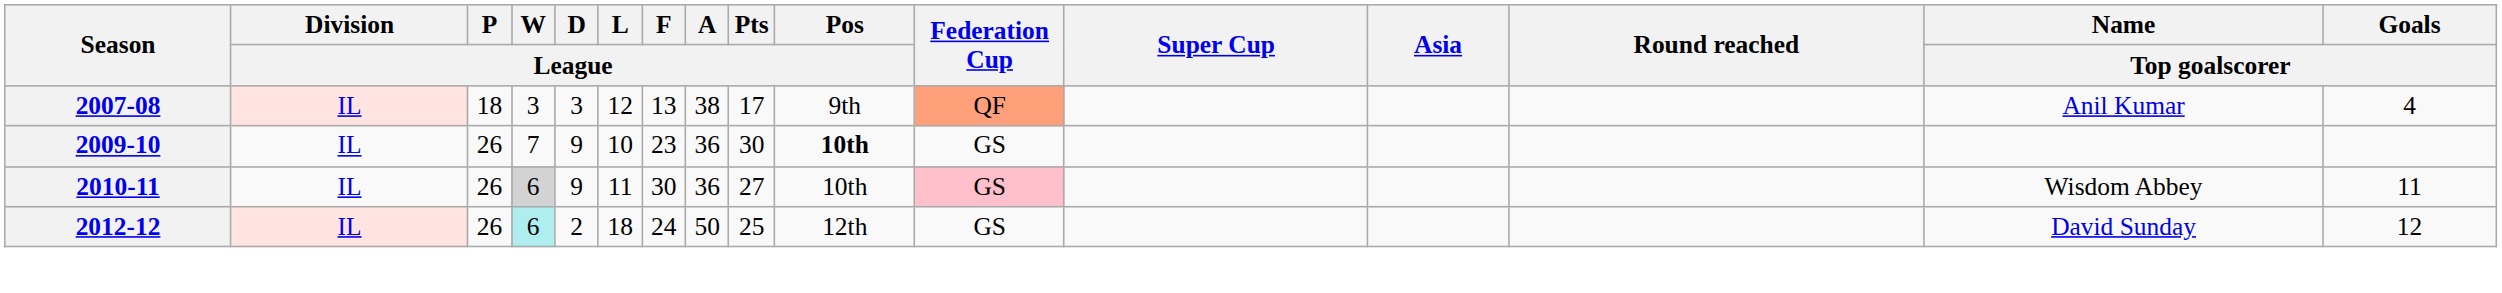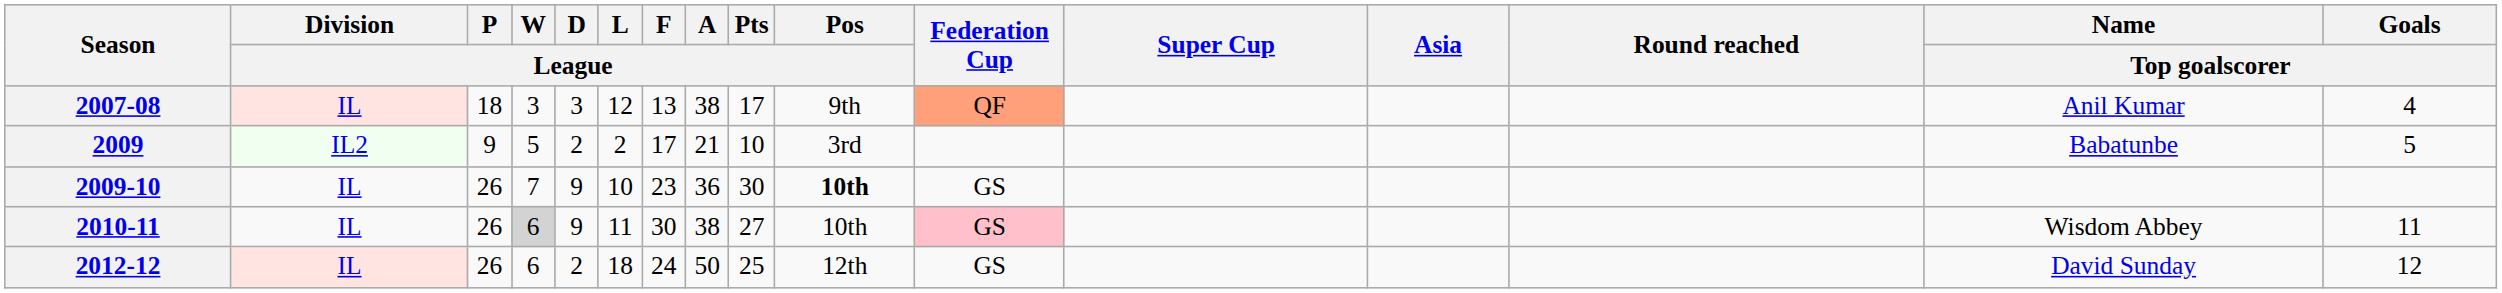+ row: (118, 145)
(707, 186) 36 -> (707, 226) 38
(533, 226) paleturquoise background -> (533, 266) no background
